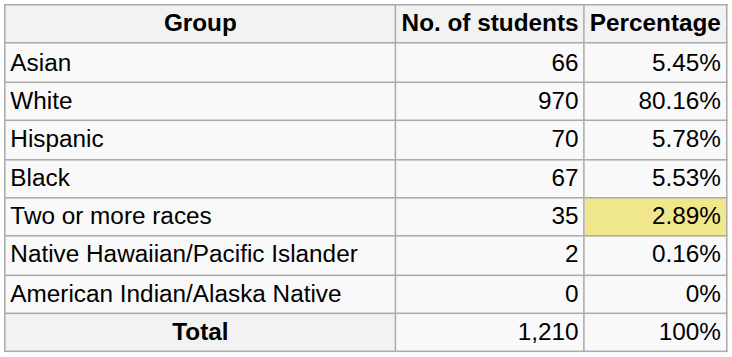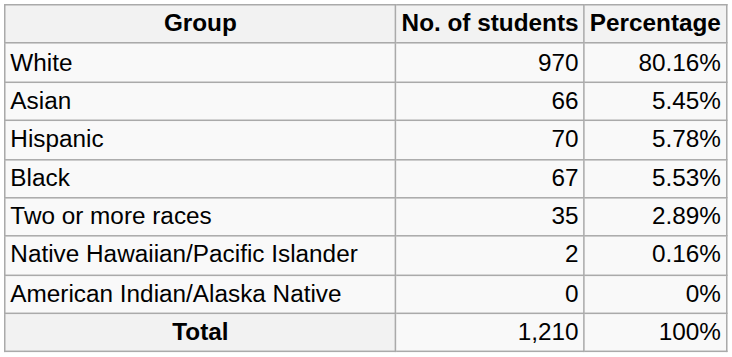rows swapped: (41, 100) <-> (41, 62)
(686, 216) khaki background -> (686, 216) no background
